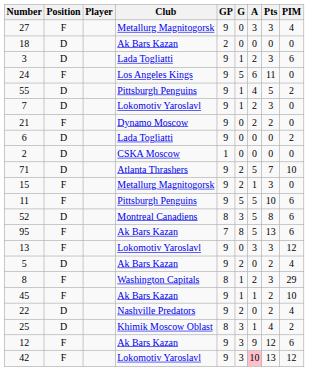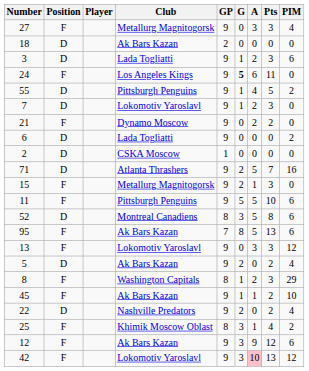(241, 75) normal -> (241, 75) bold
(292, 169) 10 -> (292, 169) 16
(64, 327) D -> (64, 327) F
